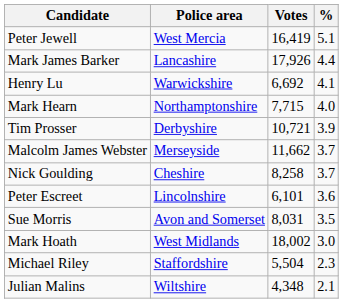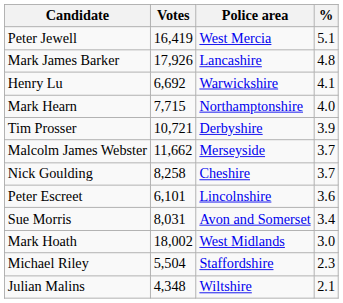columns swapped: (209, 15) <-> (291, 15)
(326, 60) 4.4 -> (326, 60) 4.8
(326, 219) 3.5 -> (326, 219) 3.4
